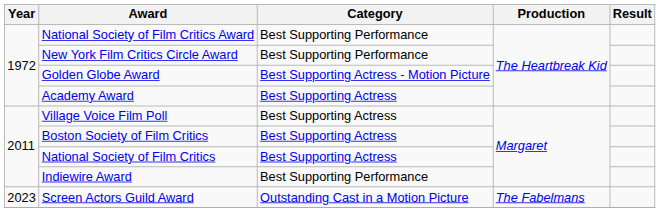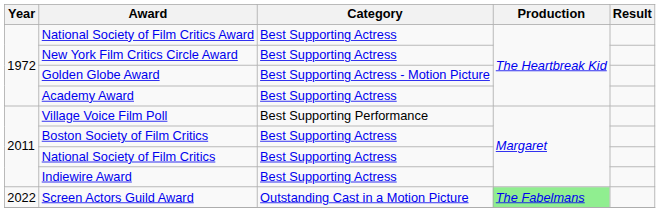(344, 34) Best Supporting Performance -> (328, 34) Best Supporting Actress
(344, 55) Best Supporting Performance -> (328, 55) Best Supporting Actress
(328, 116) Best Supporting Actress -> (344, 116) Best Supporting Performance
(344, 177) Best Supporting Performance -> (328, 177) Best Supporting Actress
(22, 197) 2023 -> (22, 197) 2022
(540, 197) no background -> (540, 197) lightgreen background
